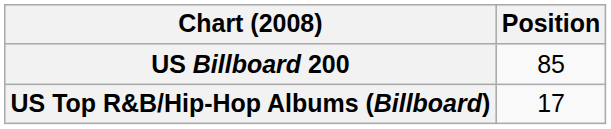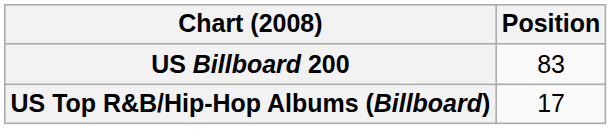(551, 63) 85 -> (551, 63) 83
